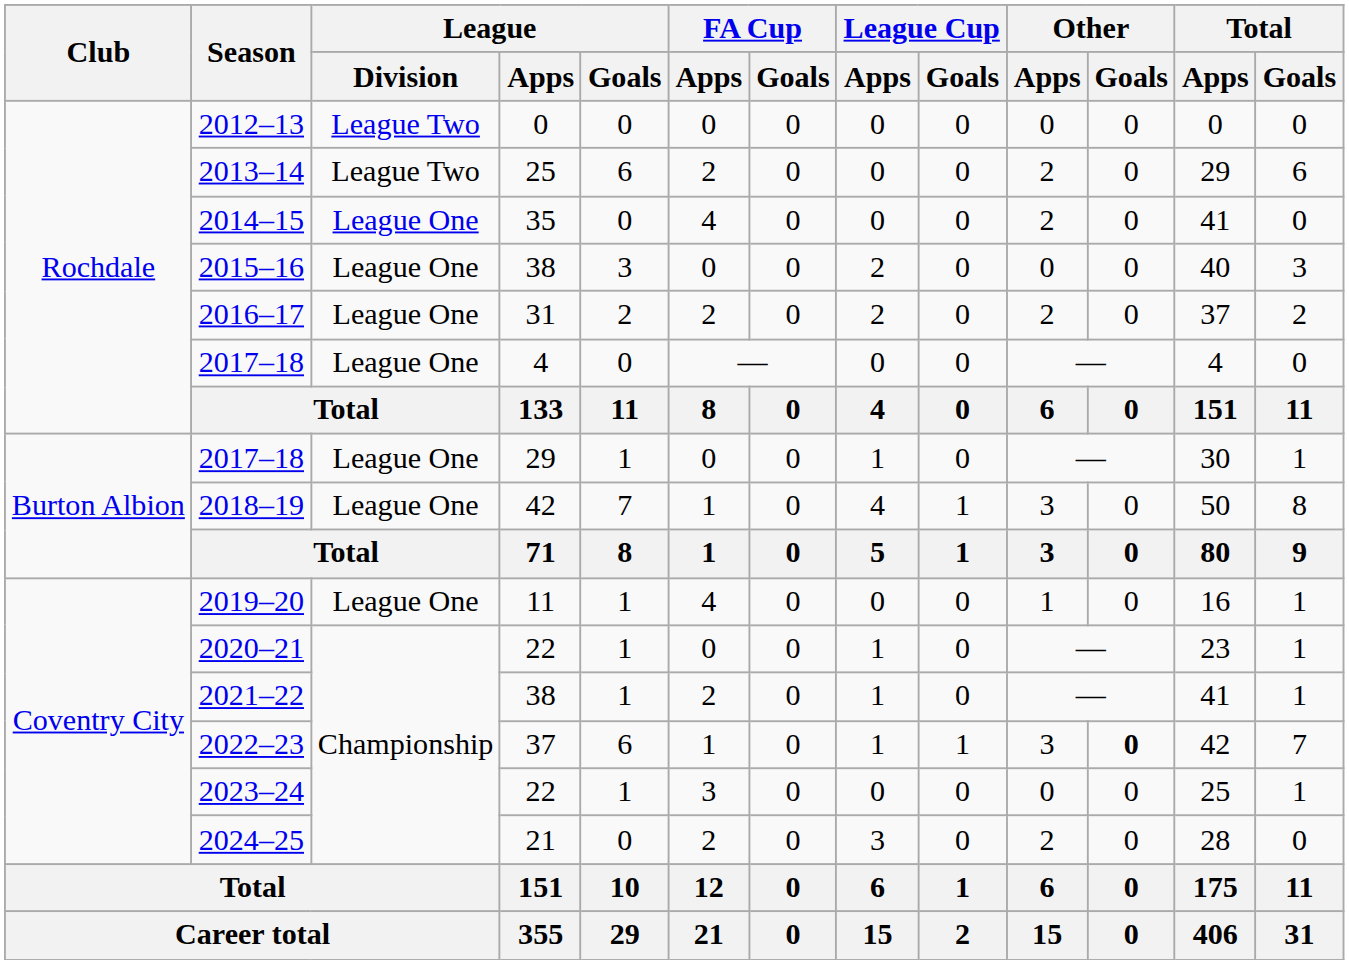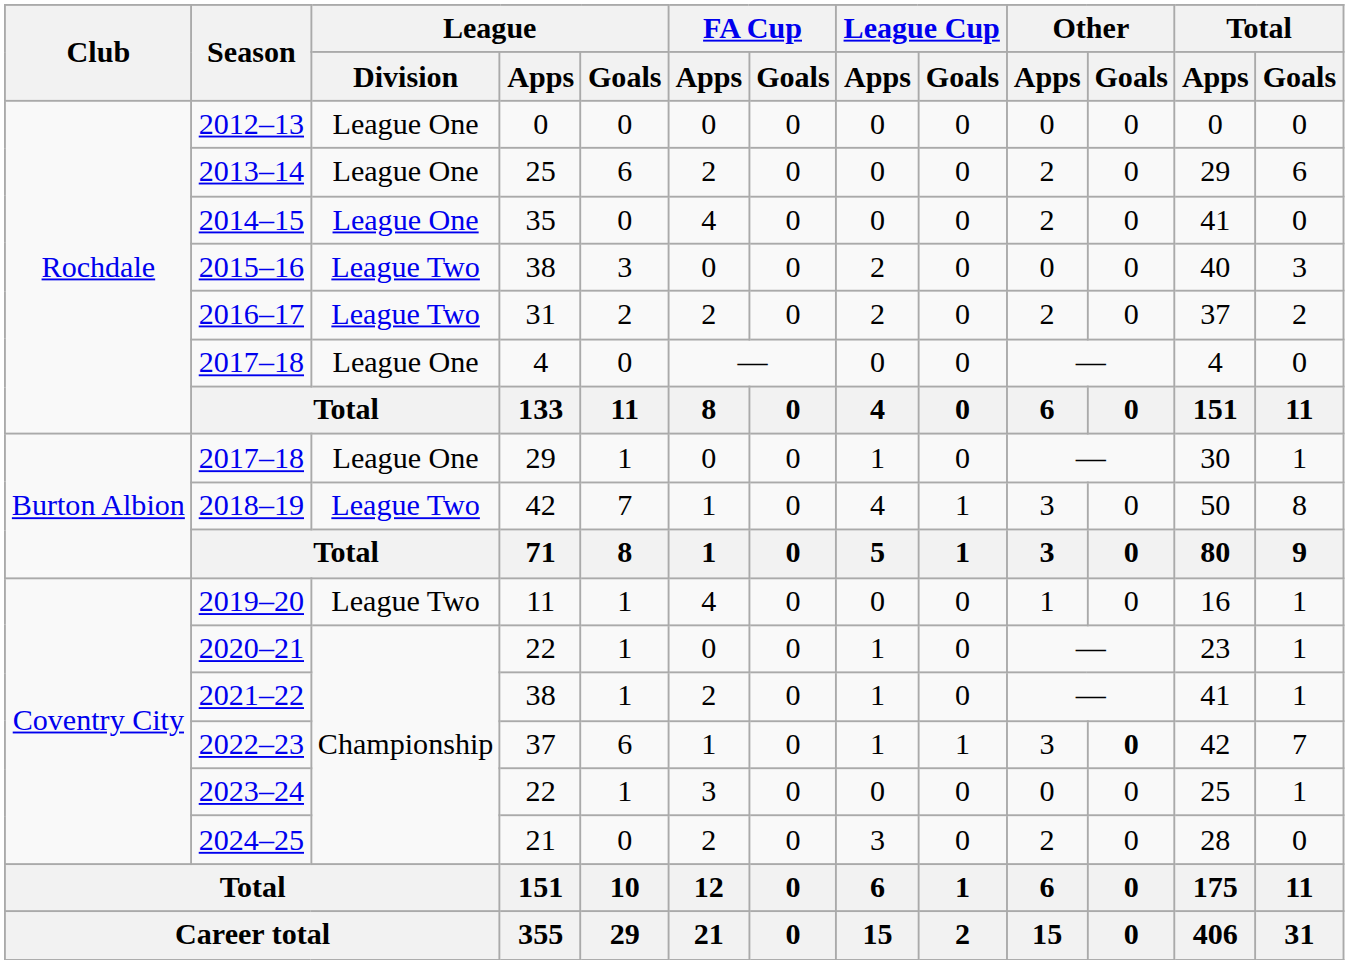(406, 123) League Two -> (406, 123) League One
(406, 171) League Two -> (406, 171) League One
(406, 266) League One -> (406, 266) League Two
(406, 314) League One -> (406, 314) League Two
(406, 505) League One -> (406, 505) League Two
(406, 600) League One -> (406, 600) League Two
